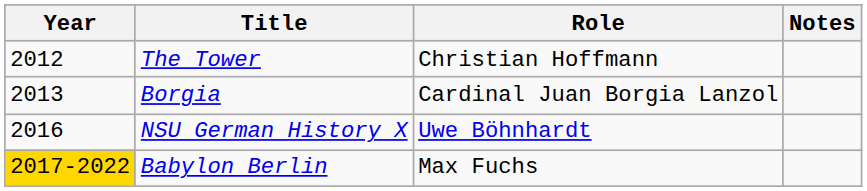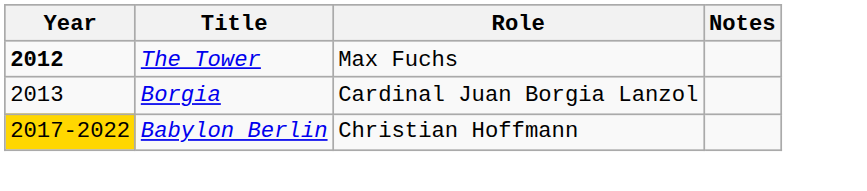(37, 59) normal -> (37, 59) bold
(538, 59) Christian Hoffmann -> (398, 59) Max Fuchs
- row: (274, 132)
(478, 168) Max Fuchs -> (458, 132) Christian Hoffmann
